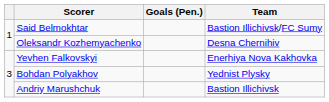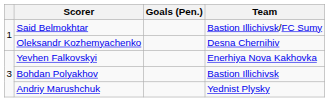(239, 74) Yednist Plysky -> (243, 74) Bastion Illichivsk
(243, 89) Bastion Illichivsk -> (239, 89) Yednist Plysky
